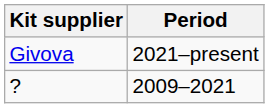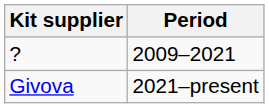rows swapped: (15, 86) <-> (42, 53)
